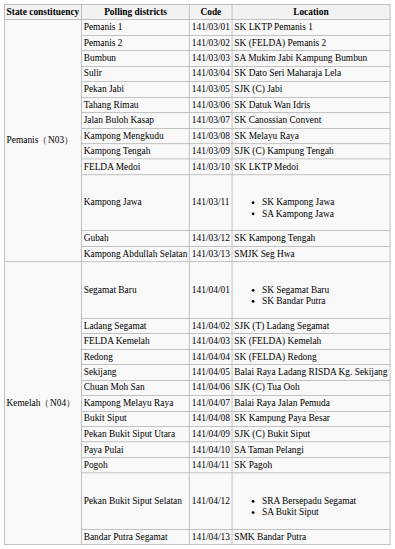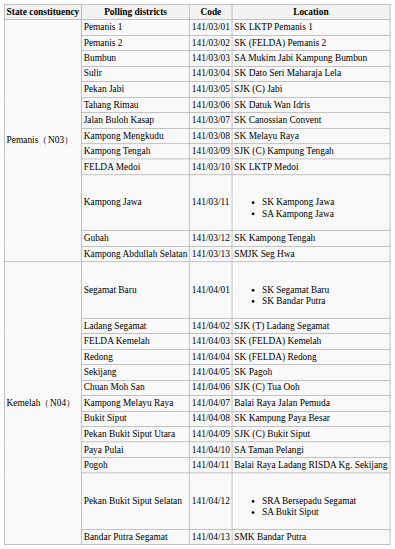(311, 372) Balai Raya Ladang RISDA Kg. Sekijang -> (253, 372) SK Pagoh
(253, 465) SK Pagoh -> (311, 465) Balai Raya Ladang RISDA Kg. Sekijang
